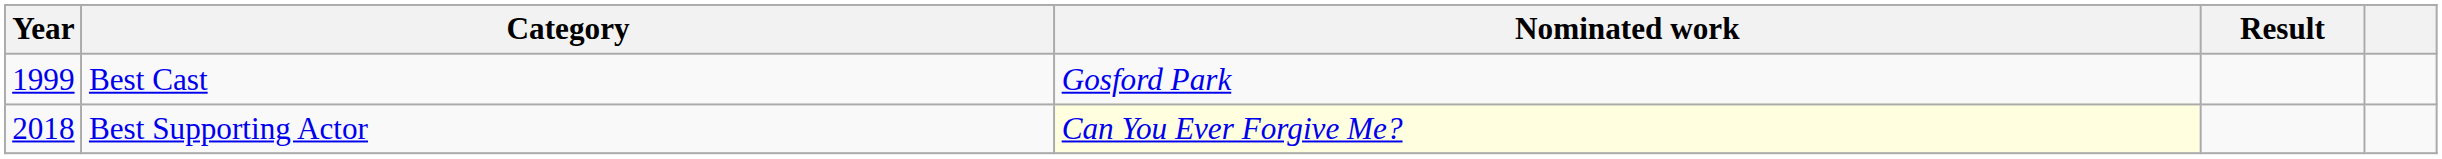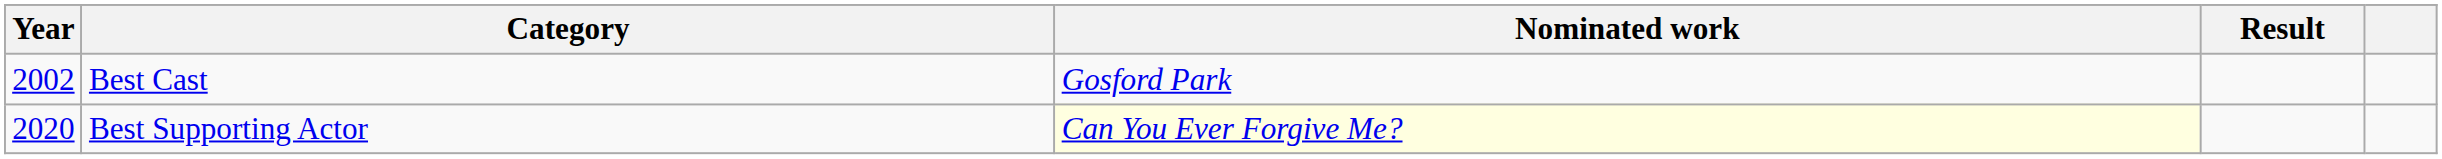(43, 78) 1999 -> (43, 78) 2002
(43, 128) 2018 -> (43, 128) 2020
